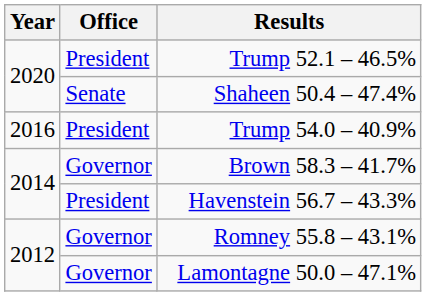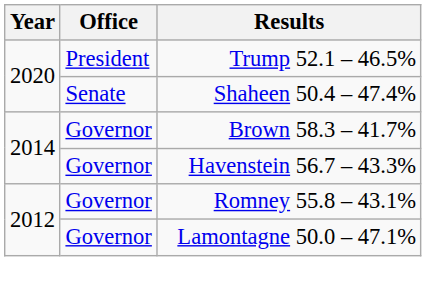- row: (323, 129)
(107, 201) President -> (109, 165) Governor
